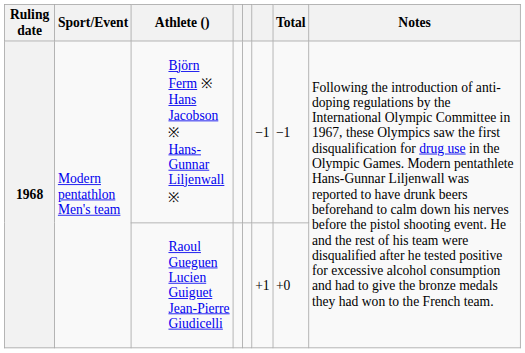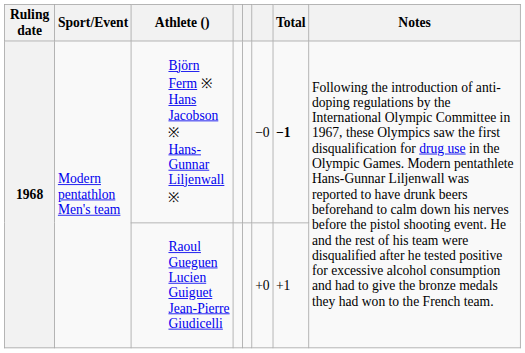(262, 132) −1 -> (262, 132) −0
(283, 132) normal -> (283, 132) bold
(262, 285) +1 -> (262, 285) +0
(283, 285) +0 -> (283, 285) +1
